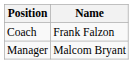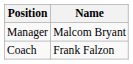rows swapped: (27, 50) <-> (22, 31)
